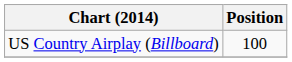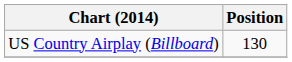(255, 43) 100 -> (255, 43) 130
